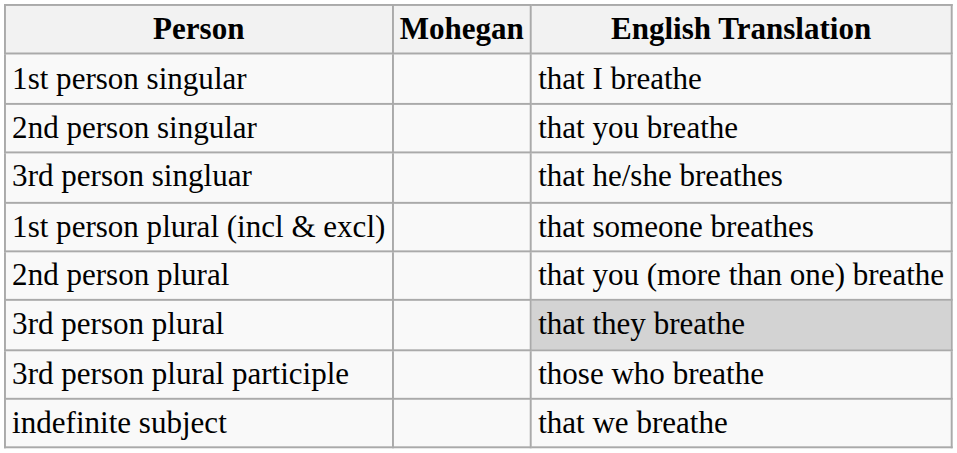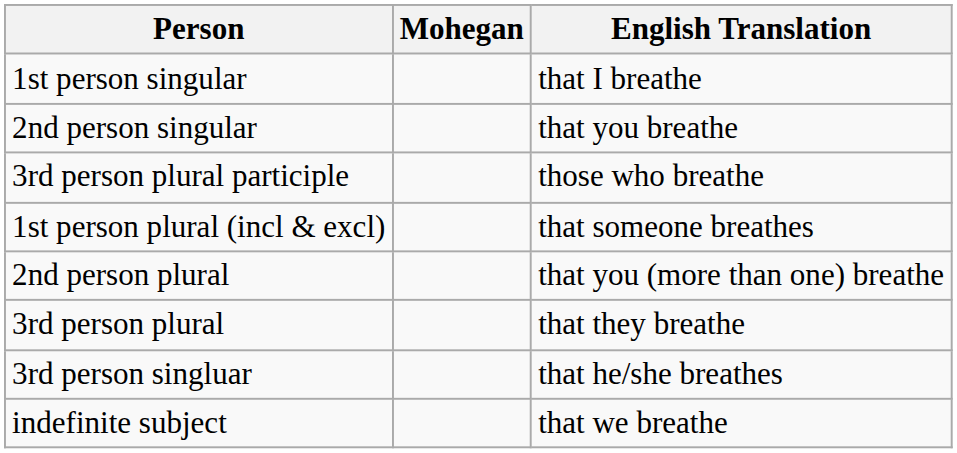rows swapped: (132, 176) <-> (181, 373)
(642, 324) lightgrey background -> (642, 324) no background
